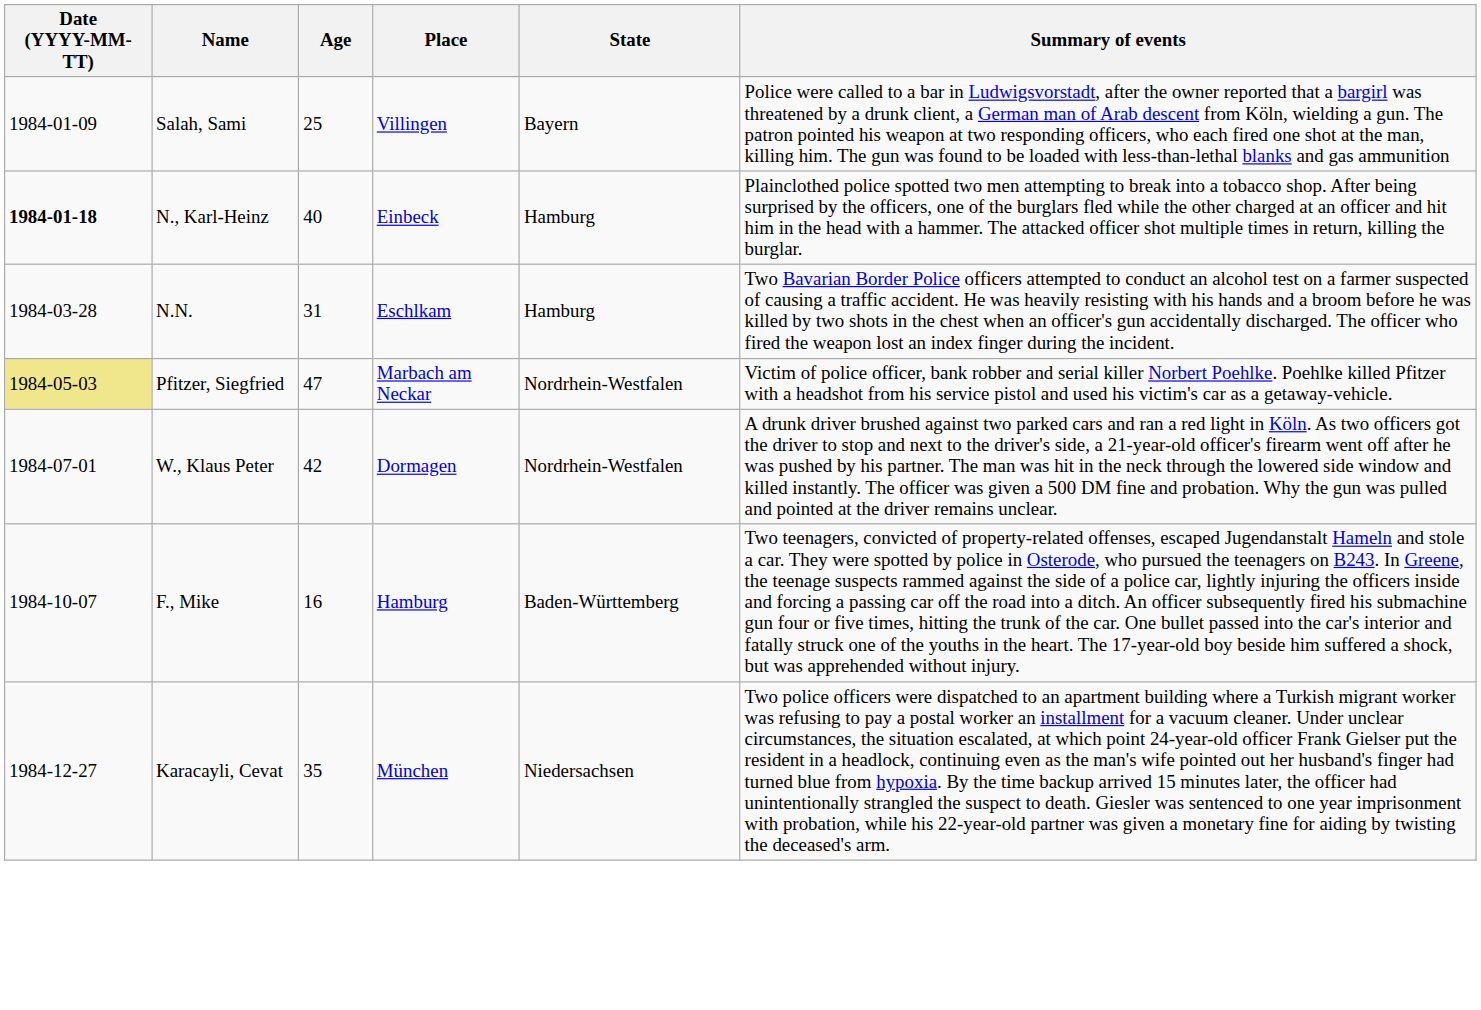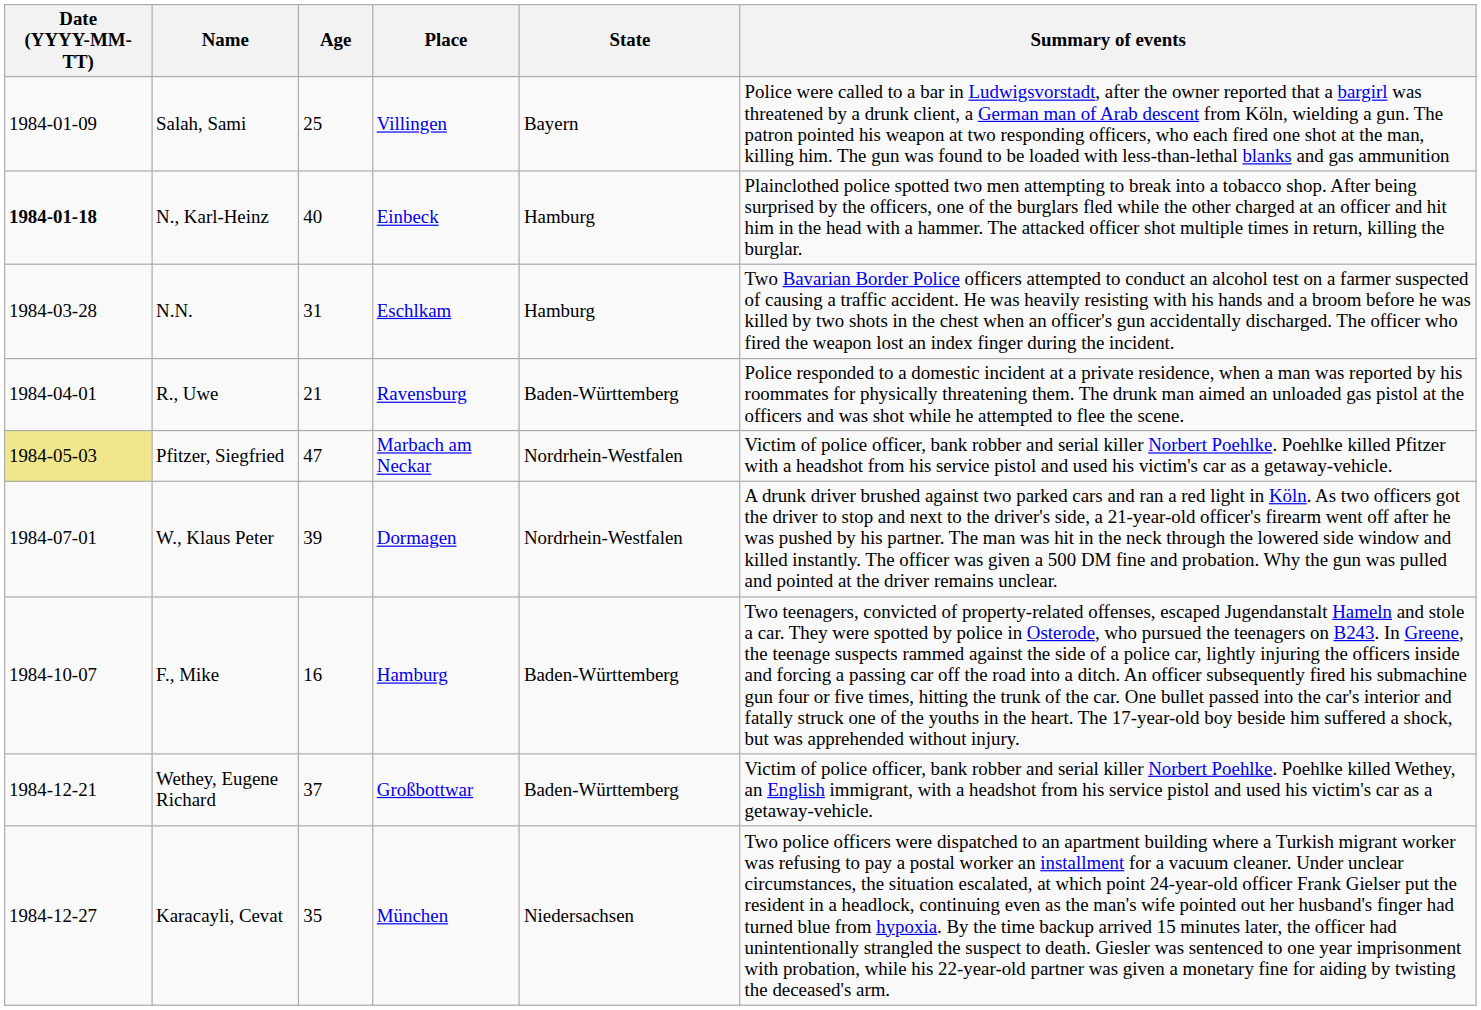+ row: (187, 394)
(313, 466) 42 -> (313, 538) 39
+ row: (217, 790)
